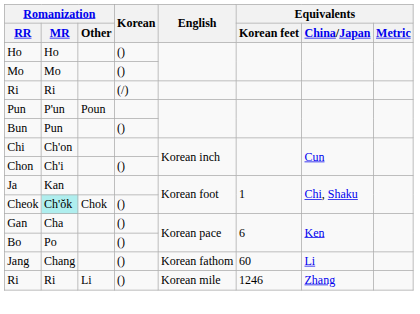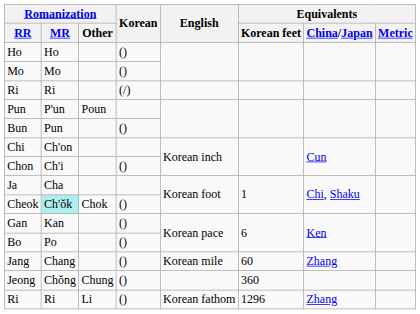(54, 185) Kan -> (54, 185) Cha
(54, 223) Cha -> (54, 223) Kan
(197, 261) Korean fathom -> (193, 261) Korean mile
(310, 261) Li -> (322, 261) Zhang
+ row: (21, 280)
(191, 280) Korean mile -> (199, 299) Korean fathom
(251, 280) 1246 -> (253, 299) 1296
